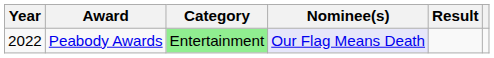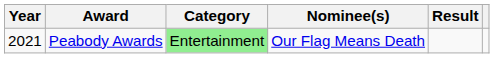(25, 40) 2022 -> (25, 40) 2021
(348, 40) lavender background -> (348, 40) no background
